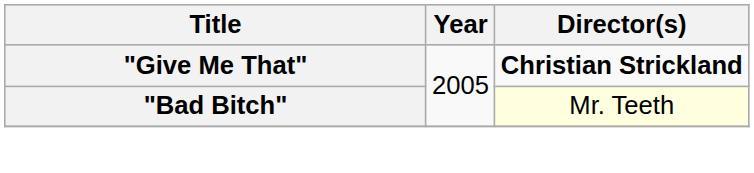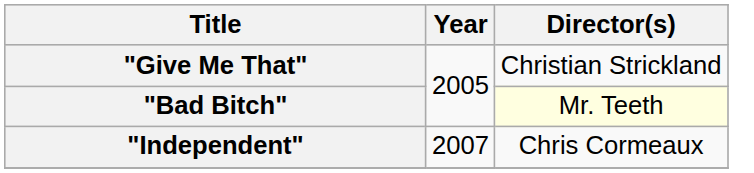(622, 65) bold -> (611, 65) normal
+ row: (216, 146)
